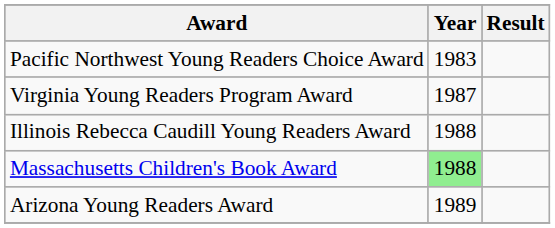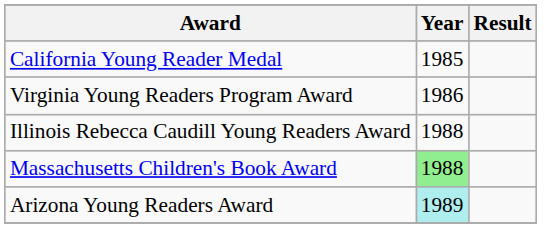- row: (217, 59)
+ row: (146, 59)
(455, 95) 1987 -> (442, 95) 1986
(455, 204) no background -> (442, 204) paleturquoise background
